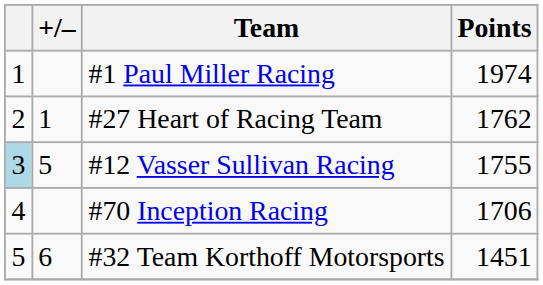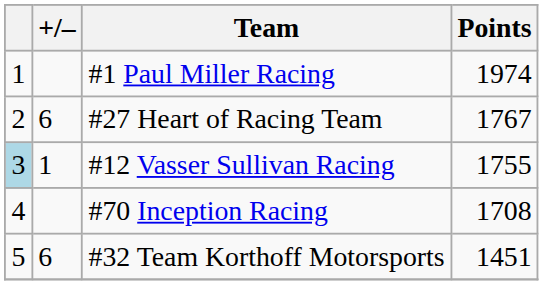(45, 119) 1 -> (45, 119) 6
(504, 119) 1762 -> (504, 119) 1767
(45, 165) 5 -> (45, 165) 1
(504, 211) 1706 -> (504, 211) 1708
